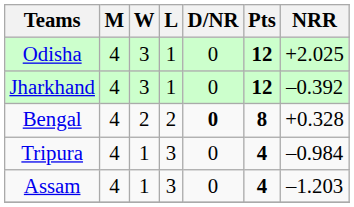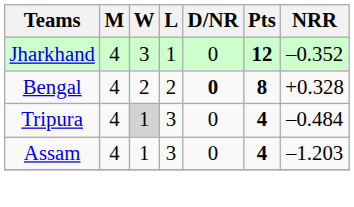- row: (52, 53)
(315, 86) –0.392 -> (315, 53) –0.352
(144, 152) no background -> (144, 119) lightgrey background
(315, 152) –0.984 -> (315, 119) –0.484
